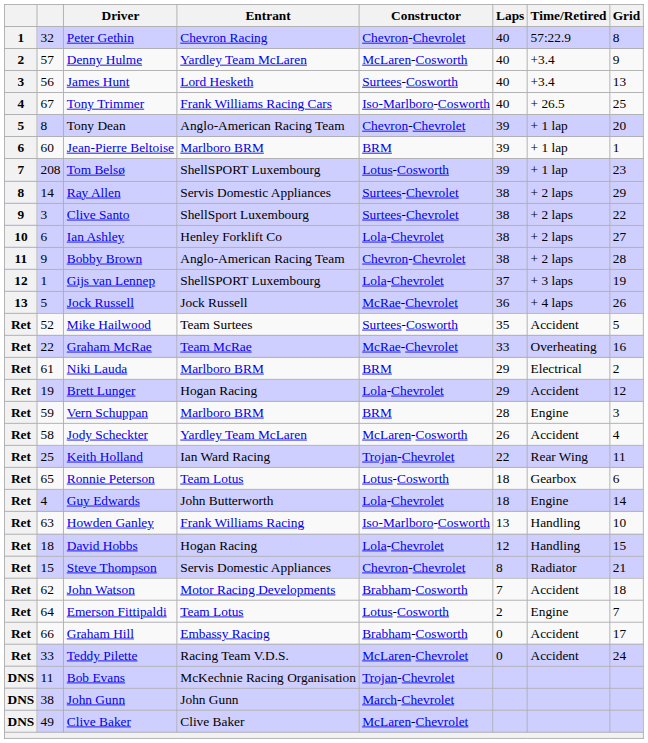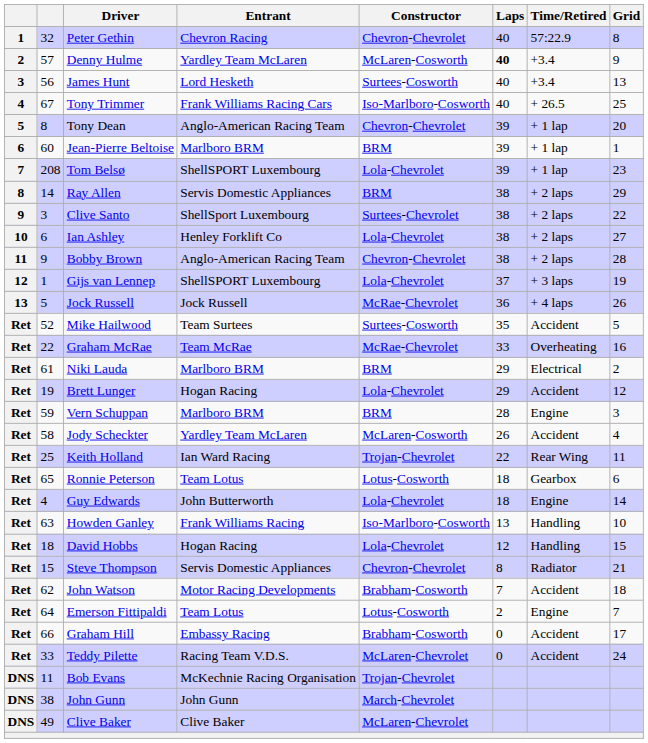(503, 59) normal -> (503, 59) bold
(406, 170) Lotus-Cosworth -> (403, 170) Lola-Chevrolet
(410, 192) Surtees-Chevrolet -> (377, 192) BRM
